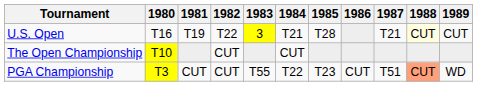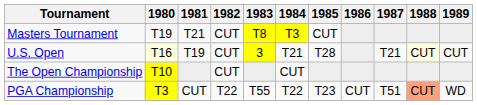+ row: (62, 33)
(161, 33) no background -> (161, 53) lightyellow background
(227, 33) T22 -> (227, 53) CUT
(227, 72) CUT -> (227, 91) T22
